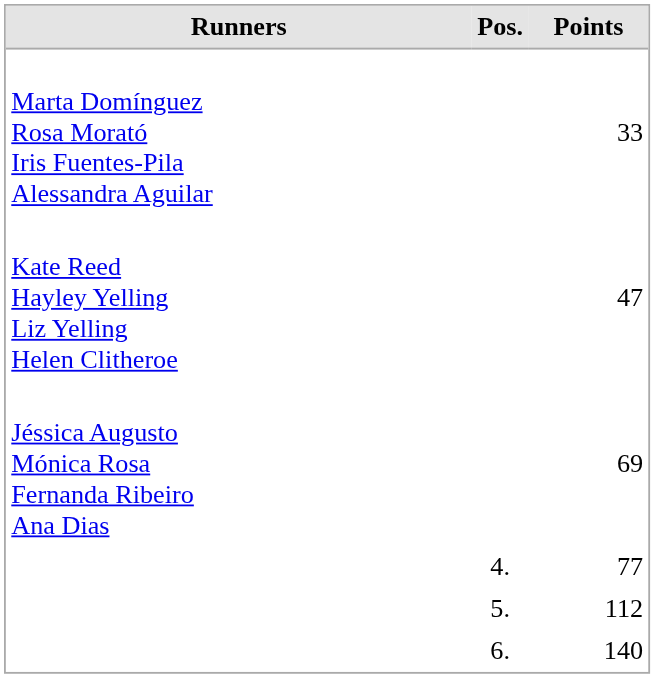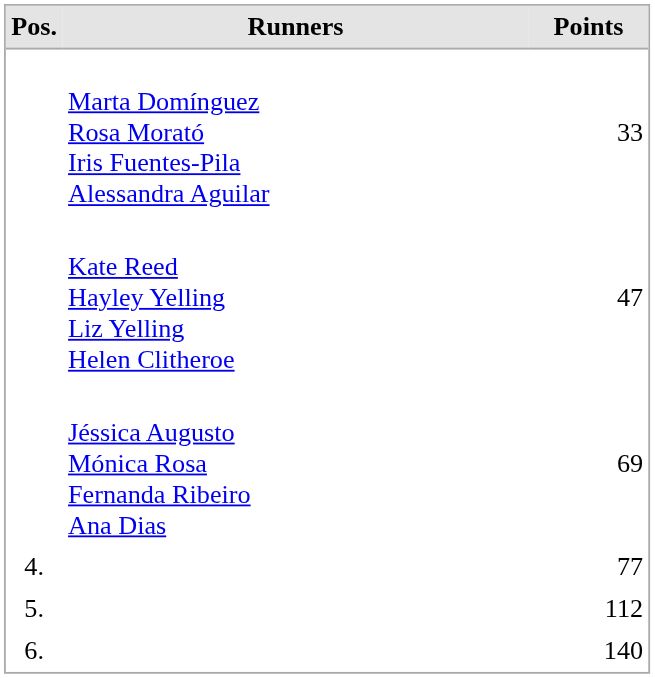columns swapped: (500, 26) <-> (239, 26)
